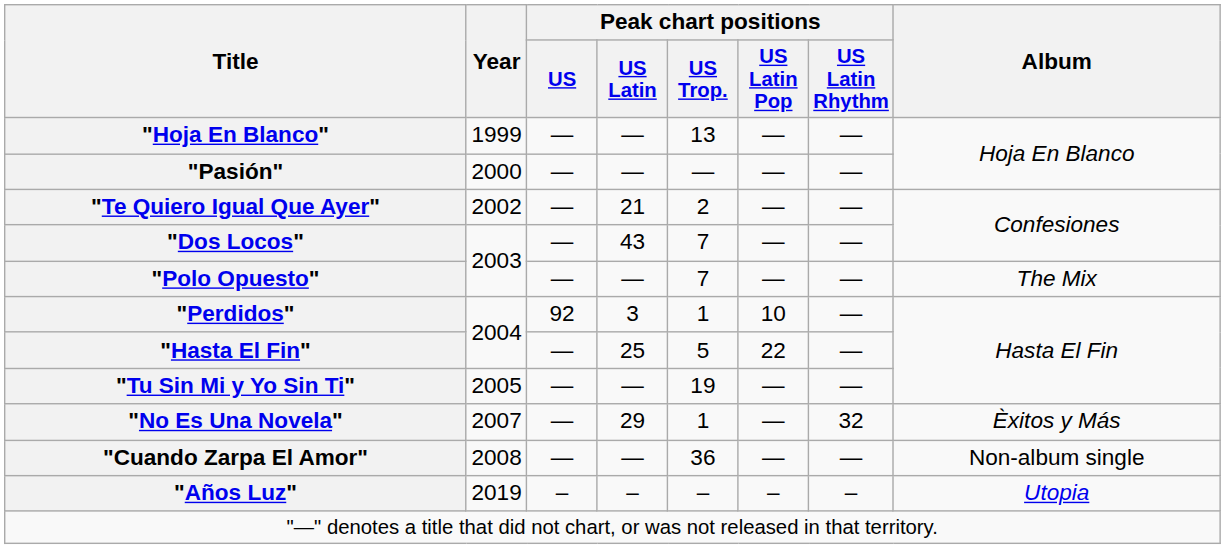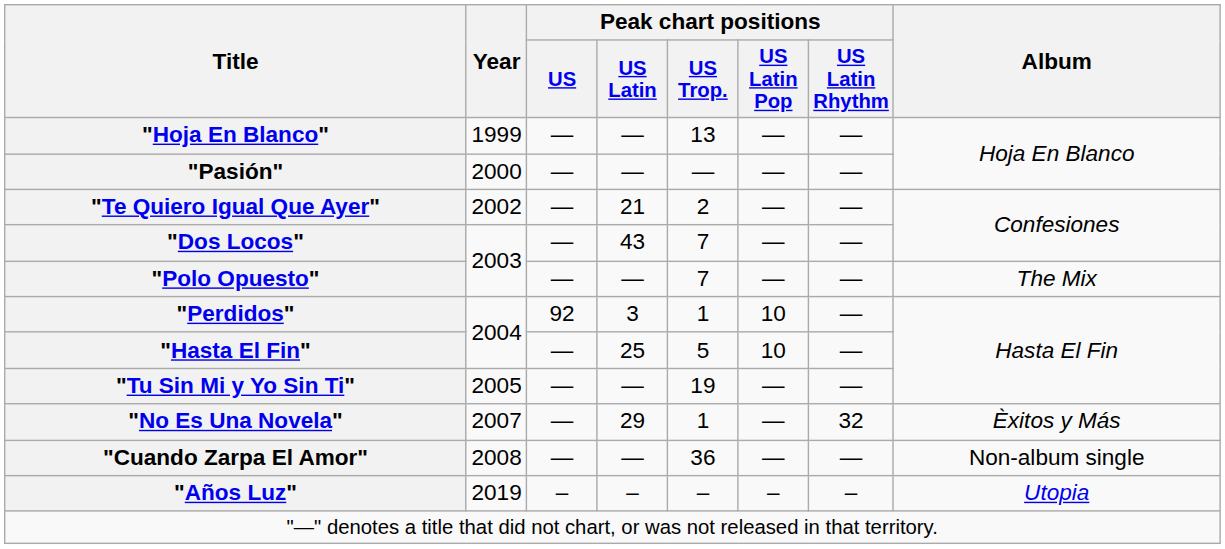(773, 350) 22 -> (773, 350) 10
